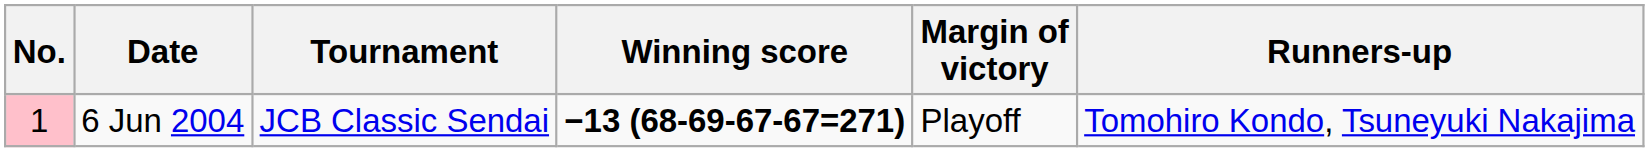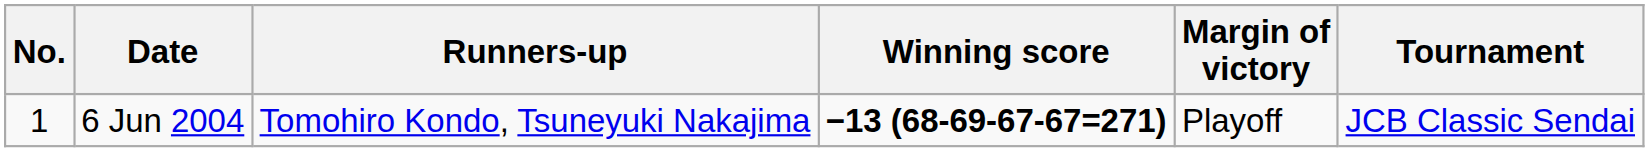columns swapped: (404, 50) <-> (1360, 50)
(39, 120) pink background -> (39, 120) no background
